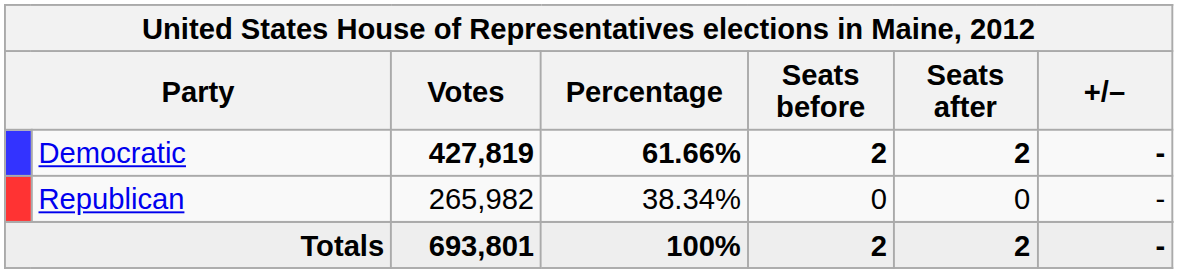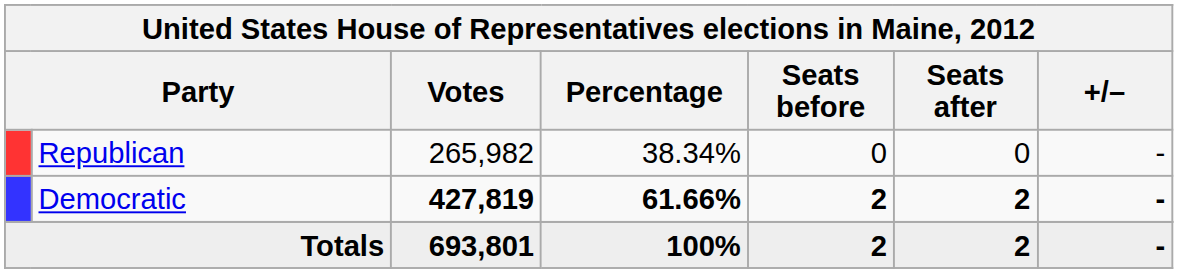rows swapped: (112, 153) <-> (111, 199)
